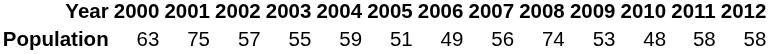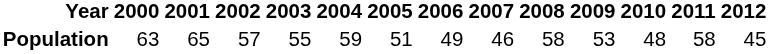(199, 39) 75 -> (199, 39) 65
(503, 39) 56 -> (503, 39) 46
(553, 39) 74 -> (553, 39) 58
(755, 39) 58 -> (755, 39) 45
